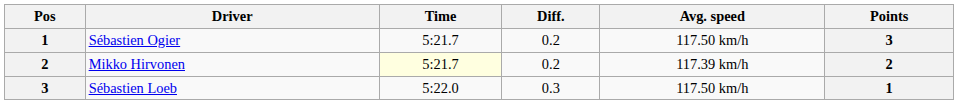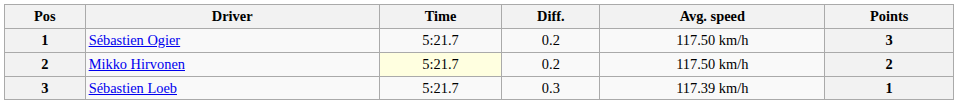(712, 64) 117.39 km/h -> (712, 64) 117.50 km/h
(440, 88) 5:22.0 -> (440, 88) 5:21.7
(712, 88) 117.50 km/h -> (712, 88) 117.39 km/h
